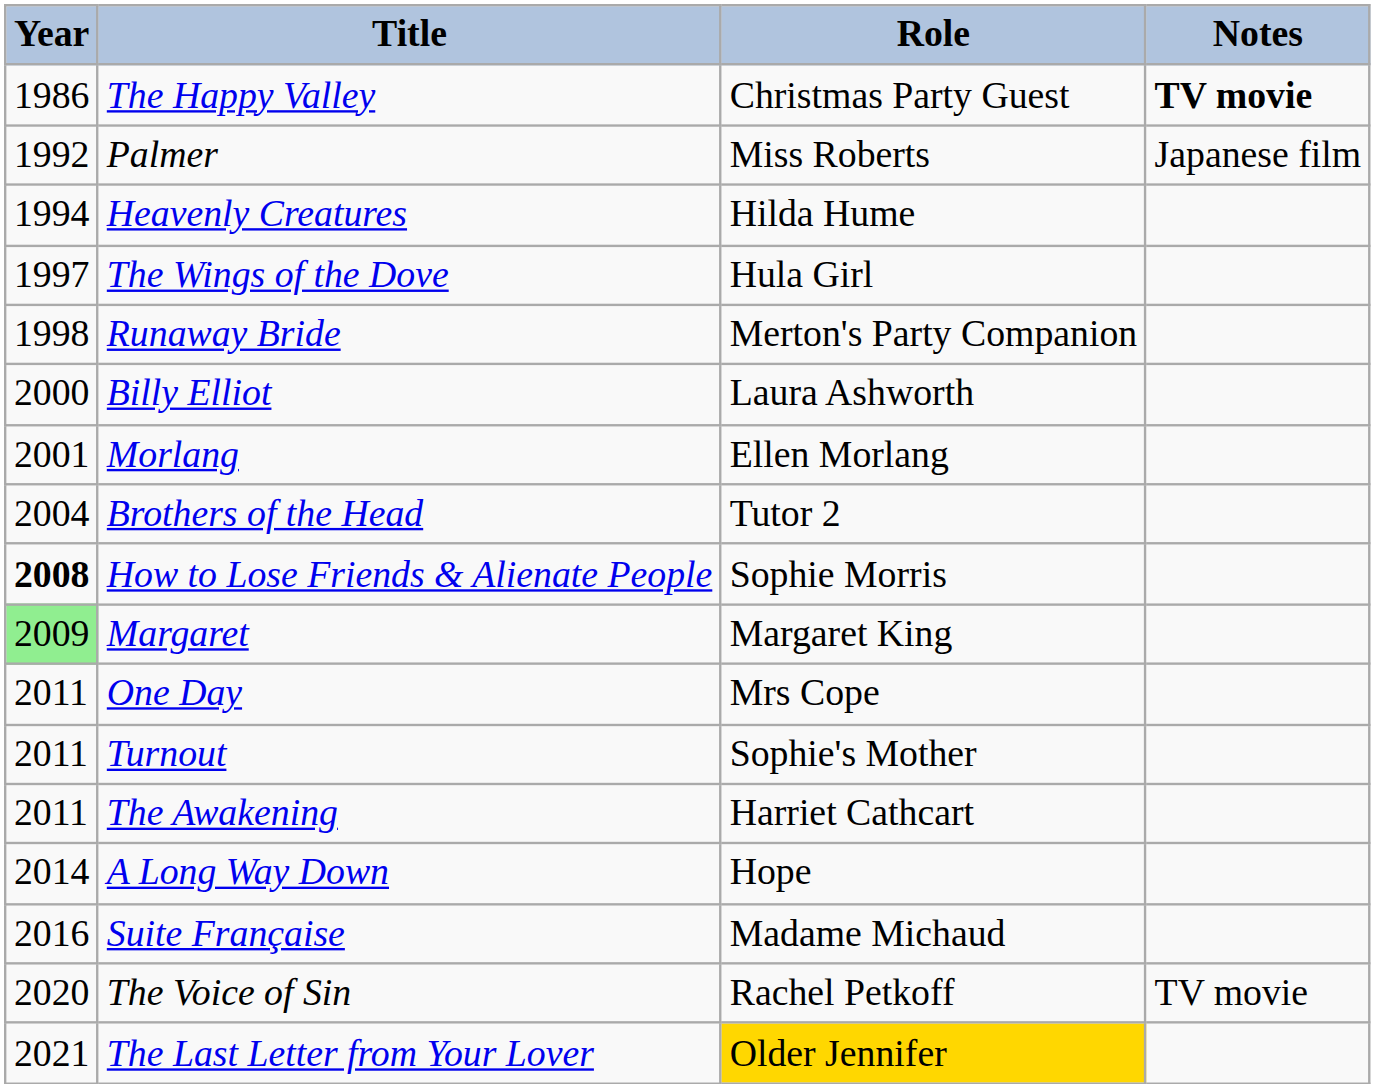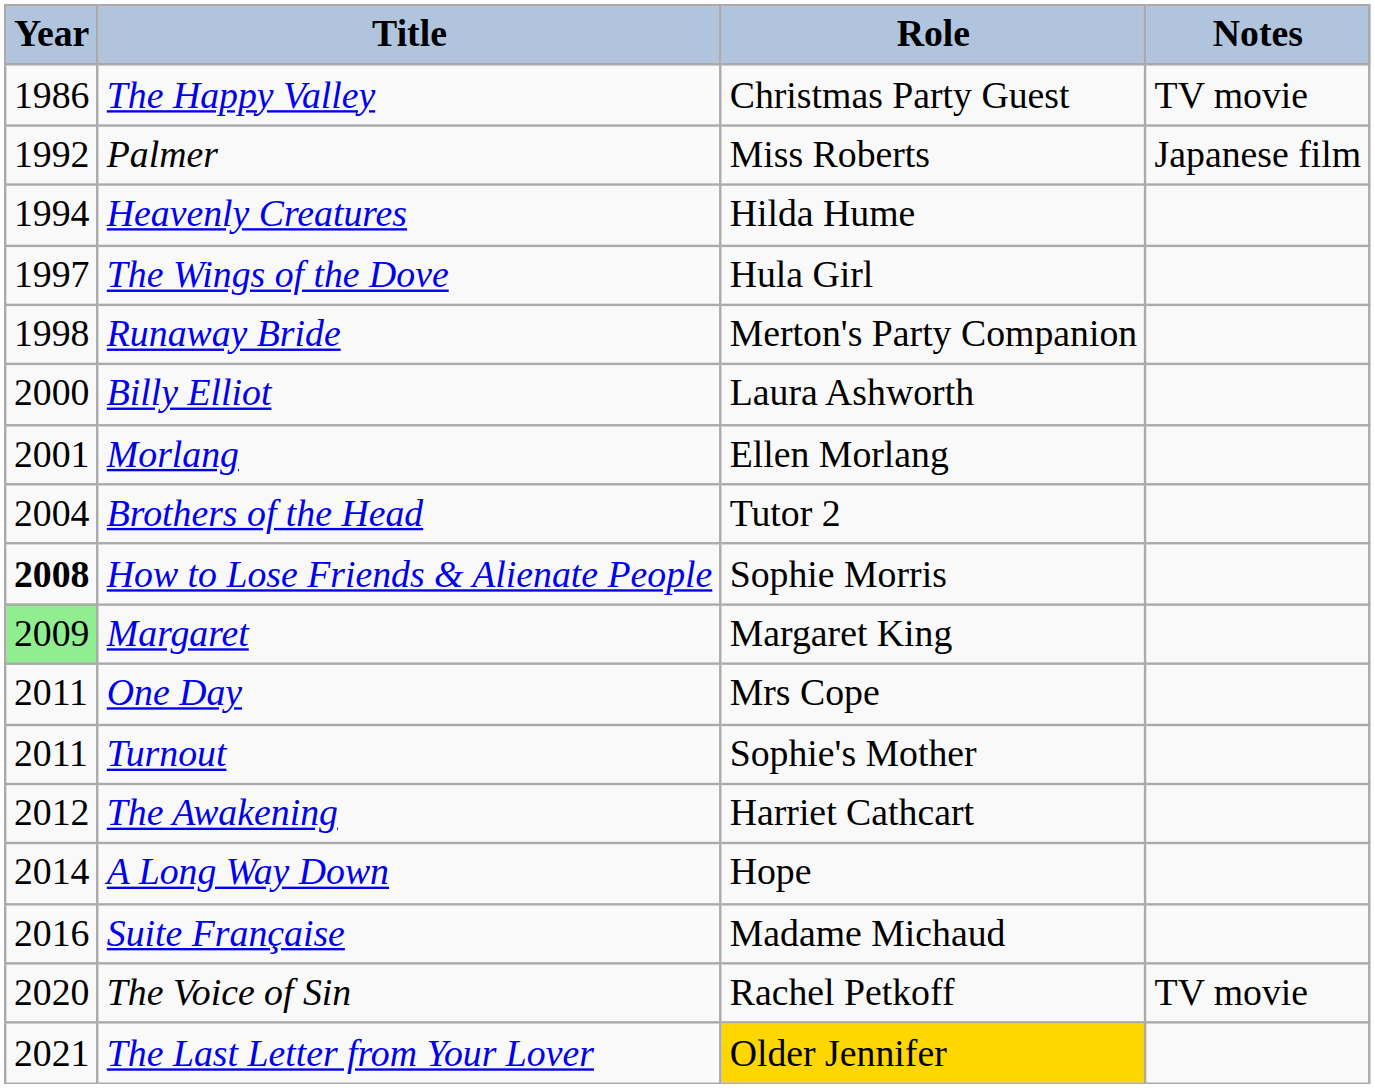(1233, 94) bold -> (1231, 94) normal
(51, 812) 2011 -> (52, 812) 2012
